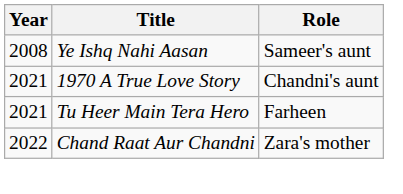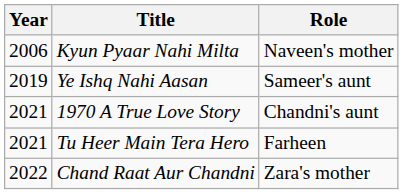+ row: (148, 50)
(28, 50) 2008 -> (28, 81) 2019
